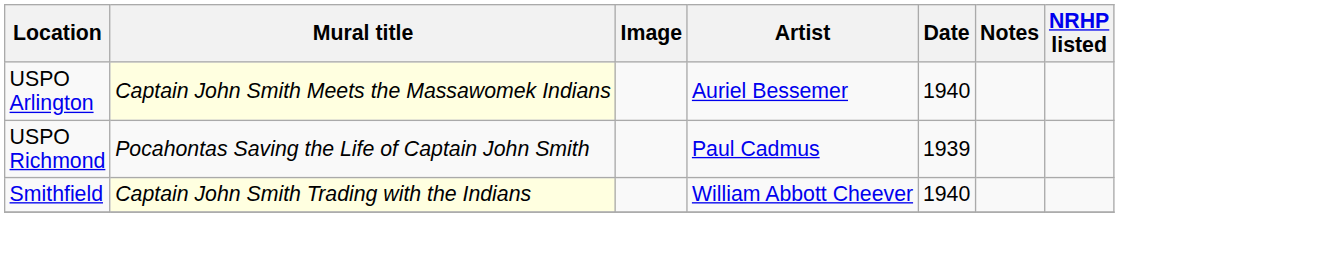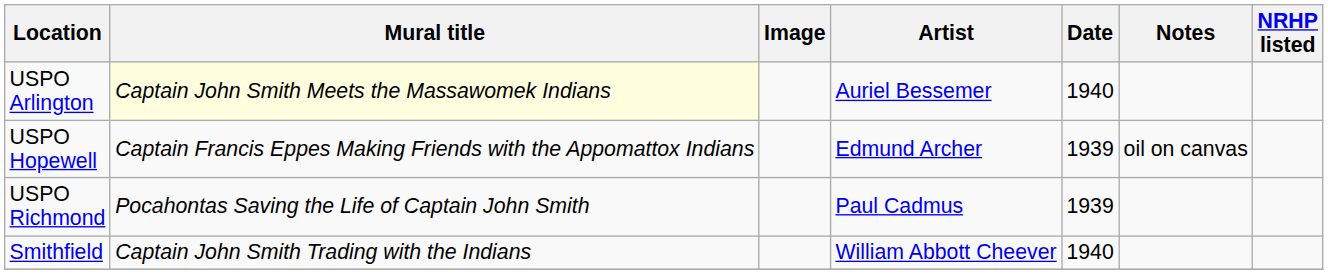+ row: (53, 148)
(323, 194) lightyellow background -> (323, 252) no background
